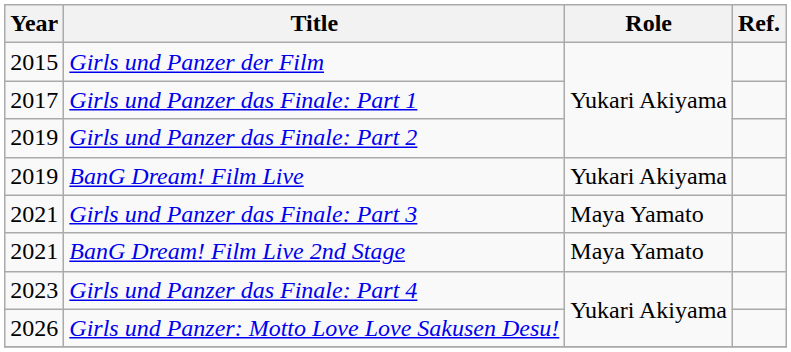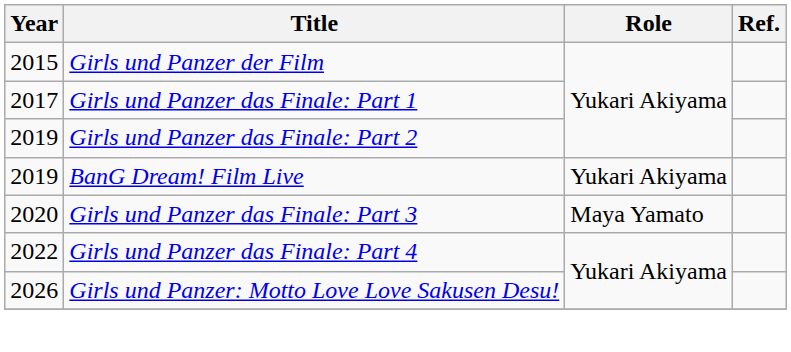(34, 213) 2021 -> (34, 213) 2020
- row: (237, 251)
(34, 289) 2023 -> (34, 251) 2022
